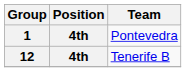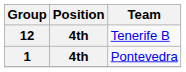rows swapped: (27, 35) <-> (27, 56)
